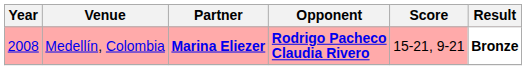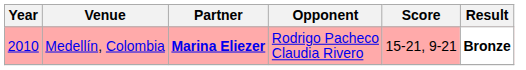(23, 46) 2008 -> (23, 46) 2010
(329, 46) bold -> (325, 46) normal
